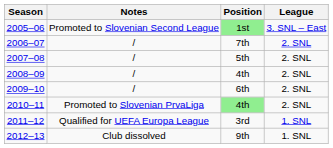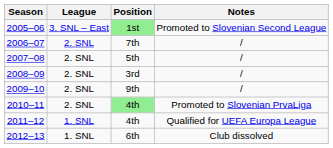columns swapped: (296, 12) <-> (134, 12)
(243, 74) 4th -> (133, 74) 3rd
(243, 89) 6th -> (133, 89) 9th
(243, 120) 3rd -> (133, 120) 4th
(243, 136) 9th -> (133, 136) 6th
